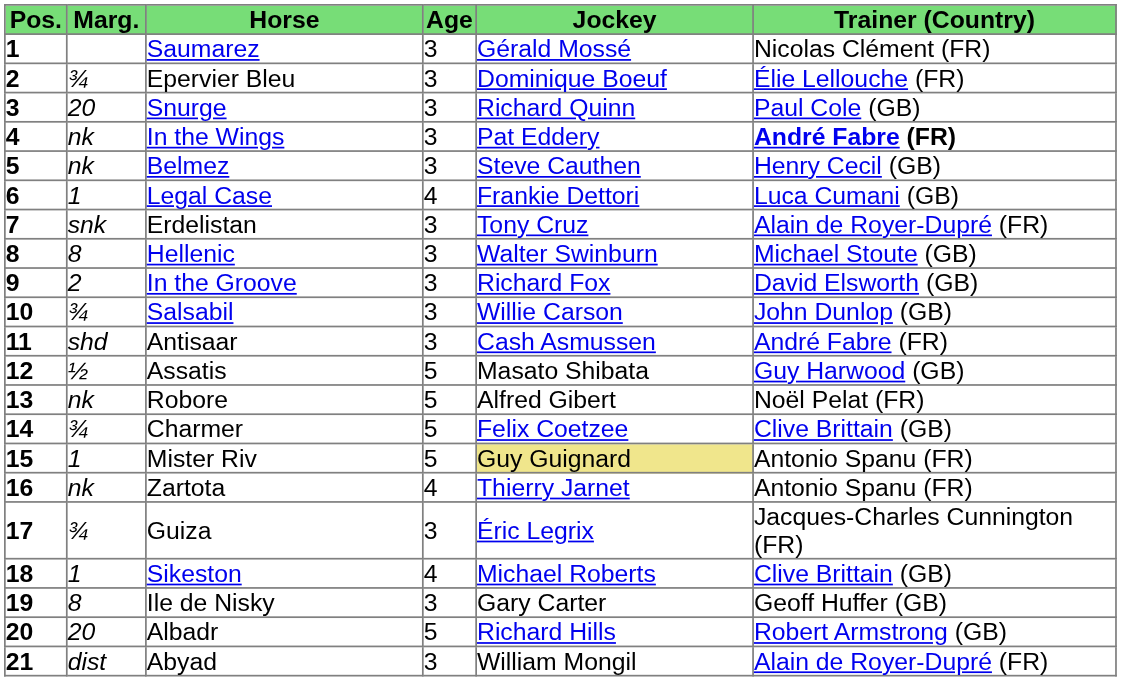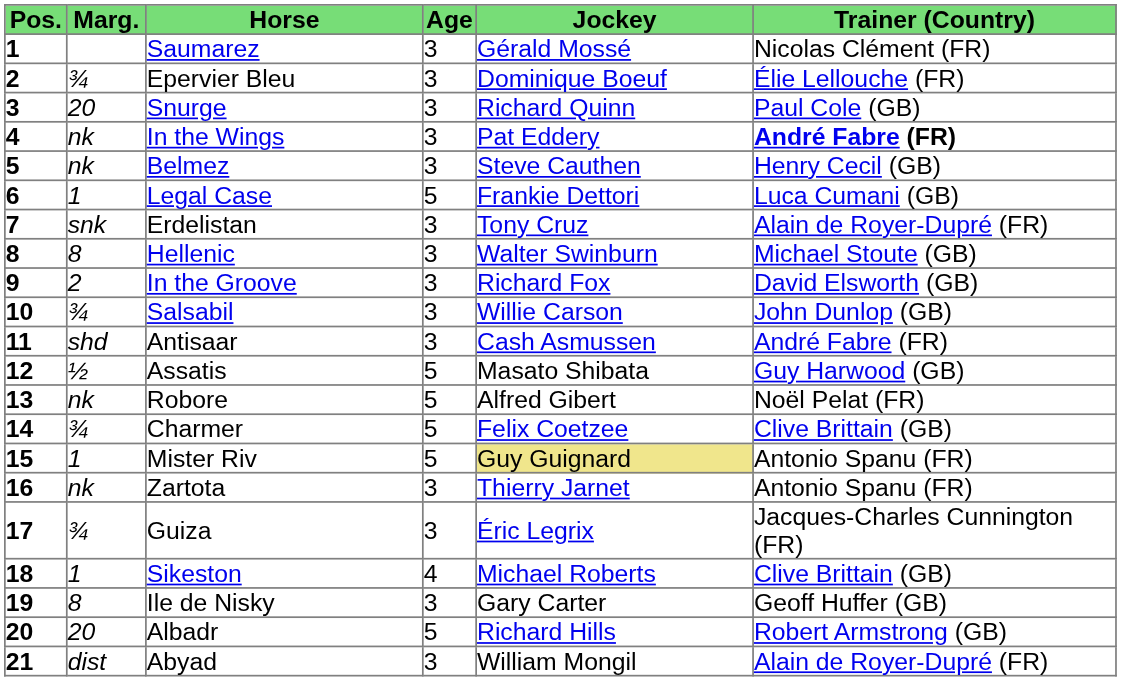(431, 195) 4 -> (431, 195) 5
(431, 487) 4 -> (431, 487) 3
